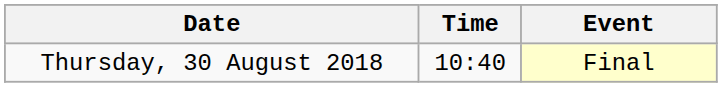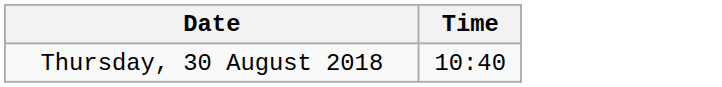- column: (619, 24)
